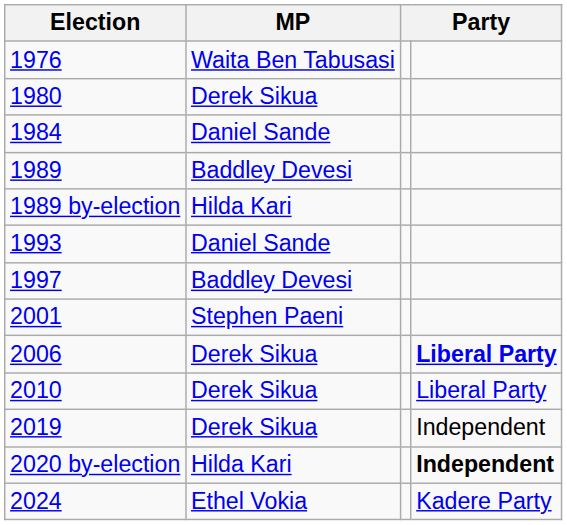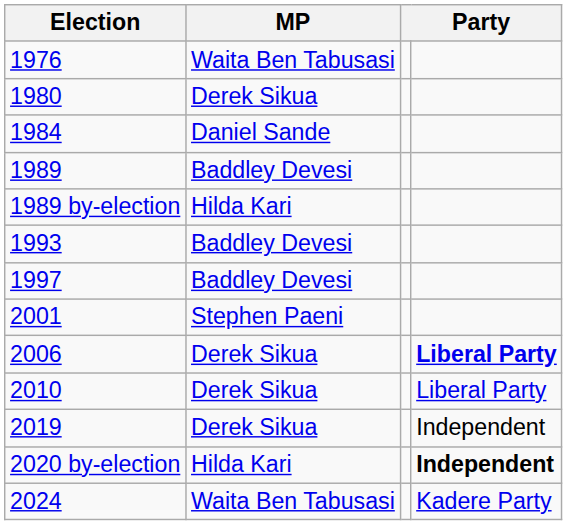(261, 243) Daniel Sande -> (272, 243) Baddley Devesi
(249, 501) Ethel Vokia -> (293, 501) Waita Ben Tabusasi
